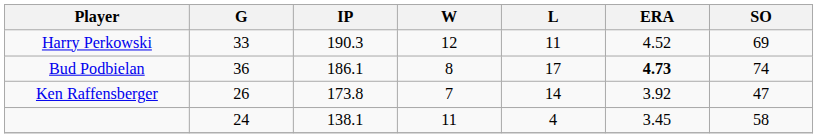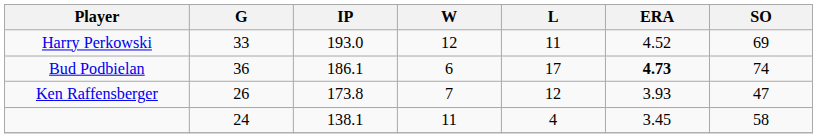(345, 42) 190.3 -> (345, 42) 193.0
(449, 68) 8 -> (449, 68) 6
(553, 94) 14 -> (553, 94) 12
(657, 94) 3.92 -> (657, 94) 3.93
